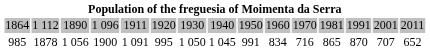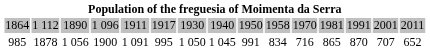(164, 25) 1920 -> (164, 25) 1917
(278, 25) 1960 -> (278, 25) 1958
